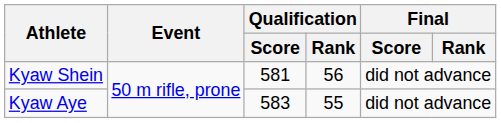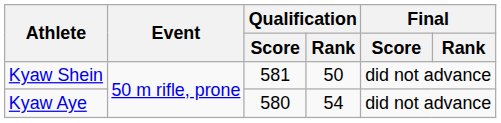(333, 76) 56 -> (333, 76) 50
(275, 104) 583 -> (275, 104) 580
(333, 104) 55 -> (333, 104) 54
